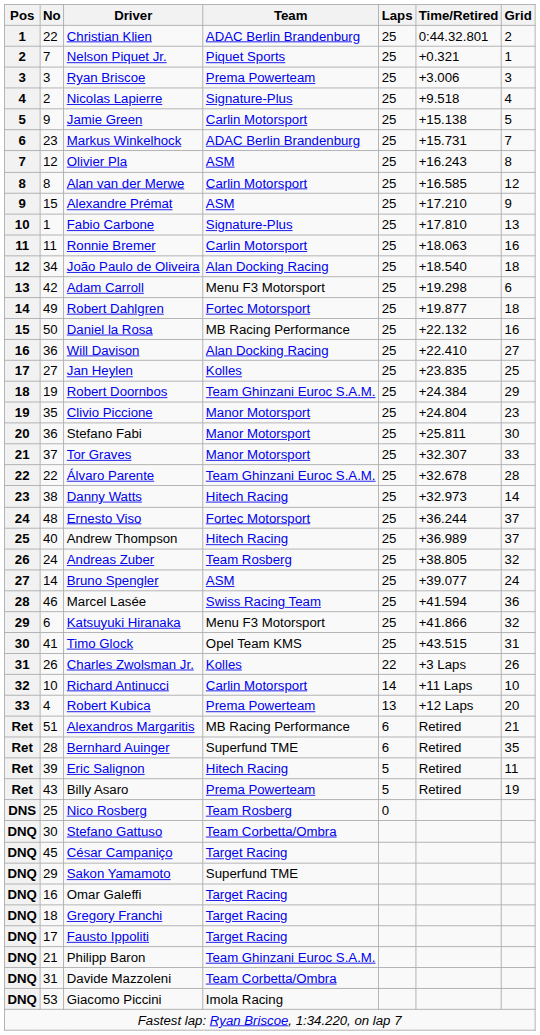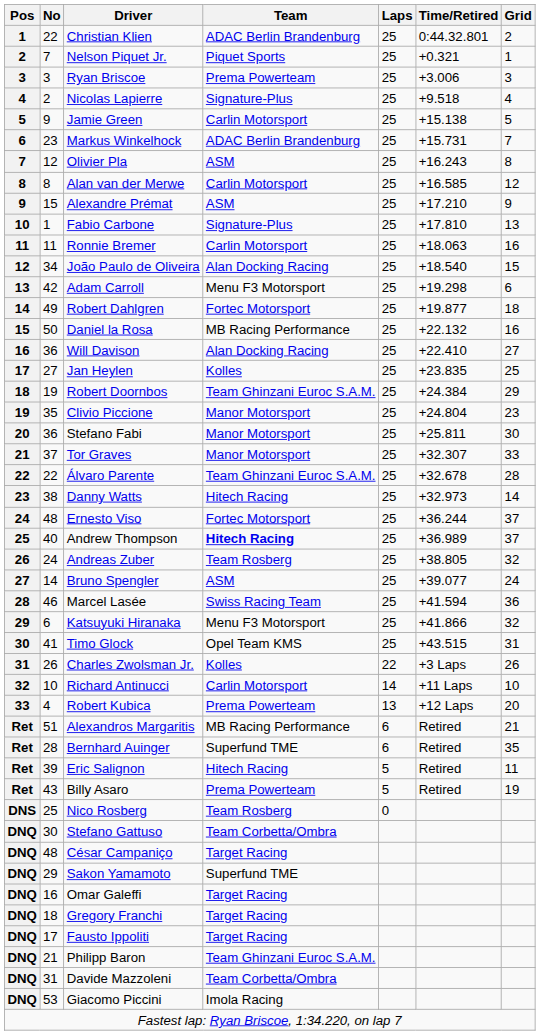(512, 266) 18 -> (512, 266) 15
(247, 538) normal -> (250, 538) bold
(50, 852) 45 -> (50, 852) 48
